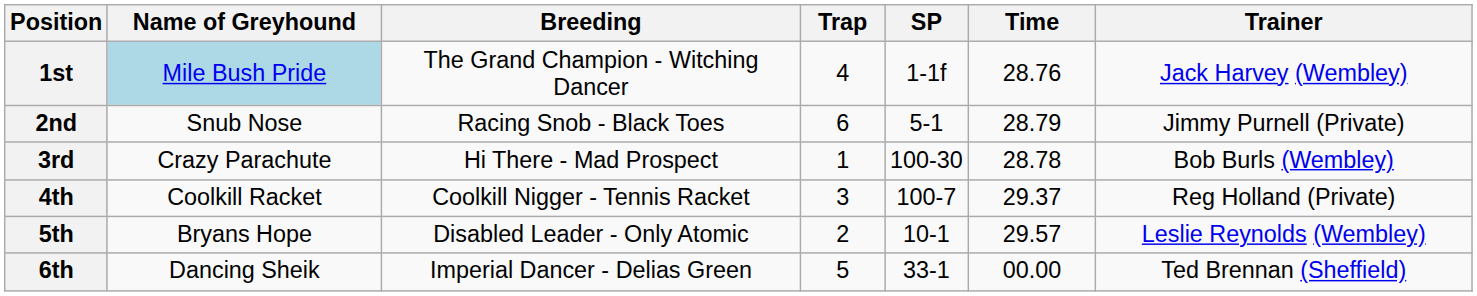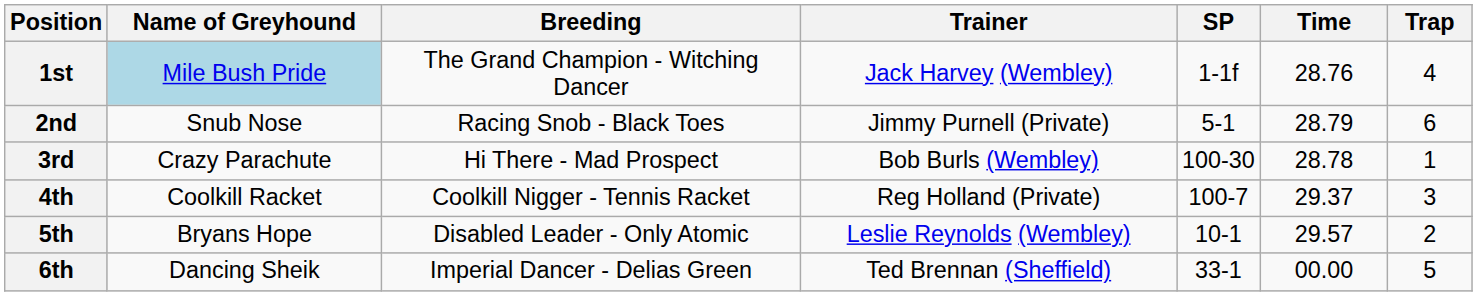columns swapped: (843, 23) <-> (1284, 23)
